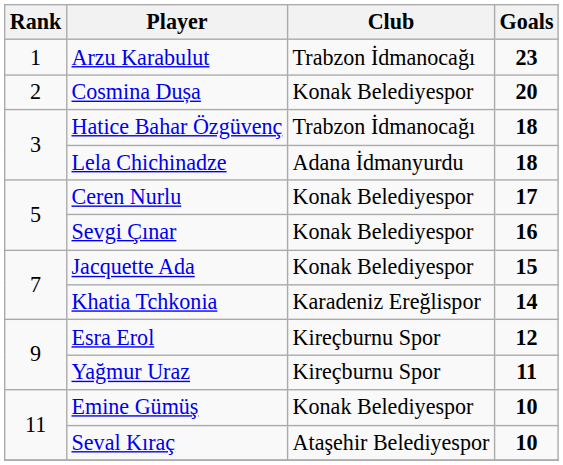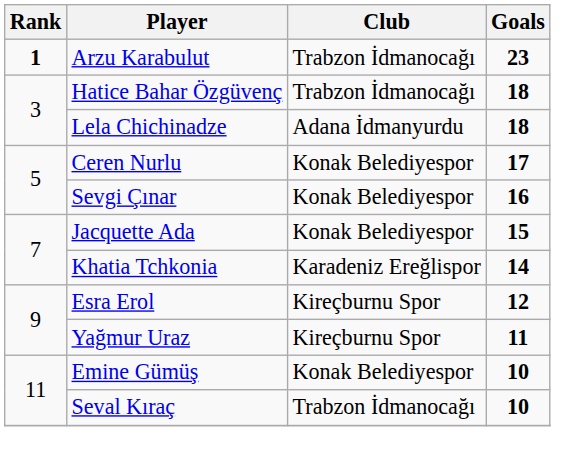(36, 57) normal -> (36, 57) bold
- row: (136, 92)
(391, 442) Ataşehir Belediyespor -> (384, 407) Trabzon İdmanocağı
